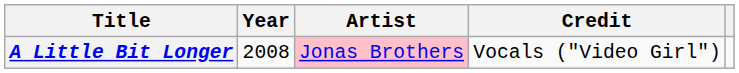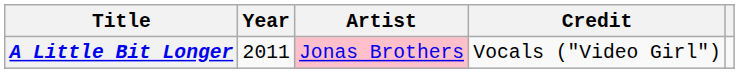(266, 53) 2008 -> (266, 53) 2011
